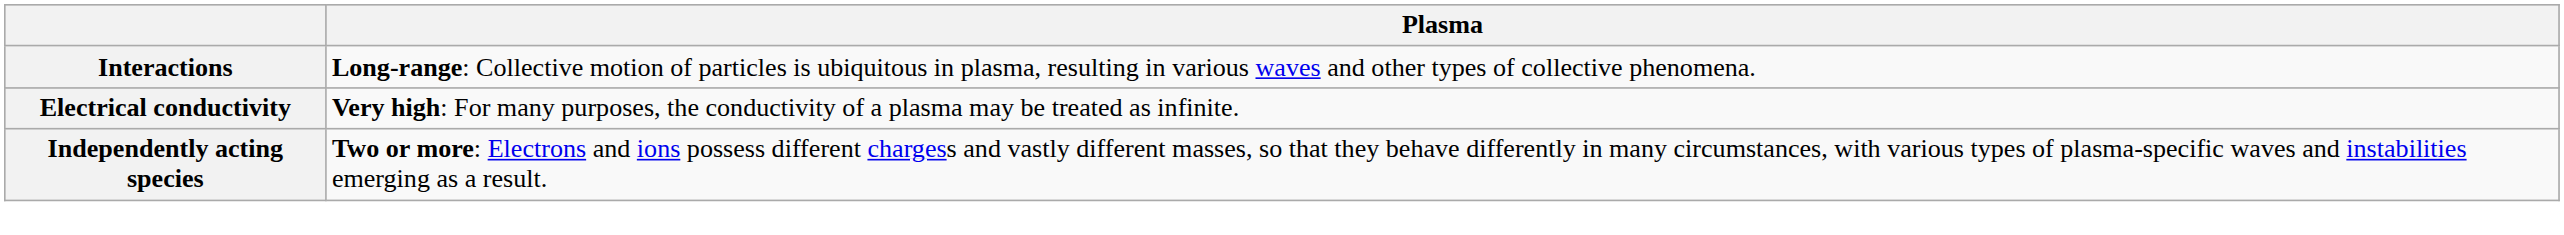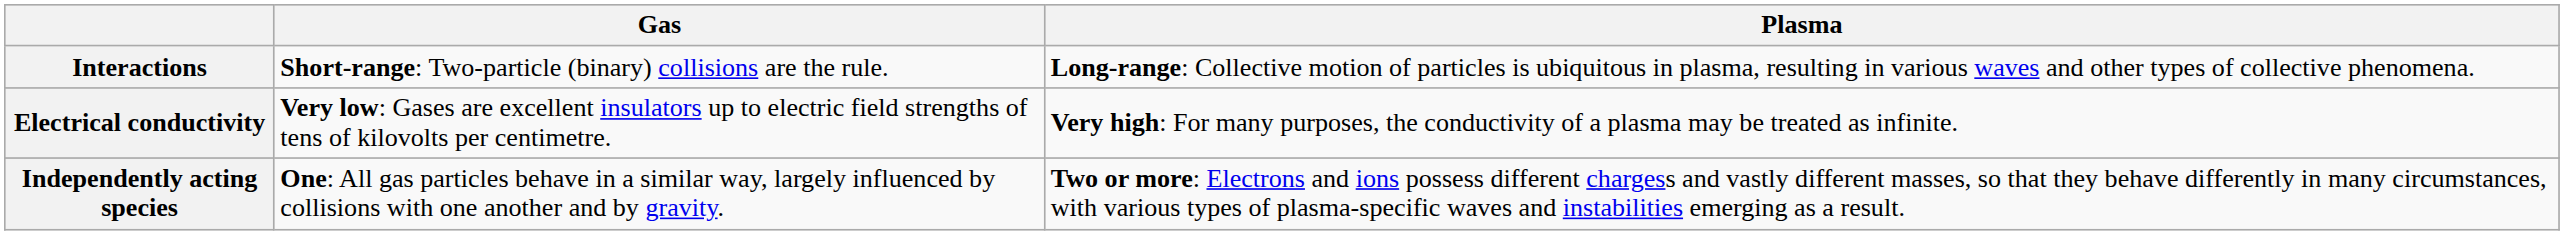+ column: (660, 25)
